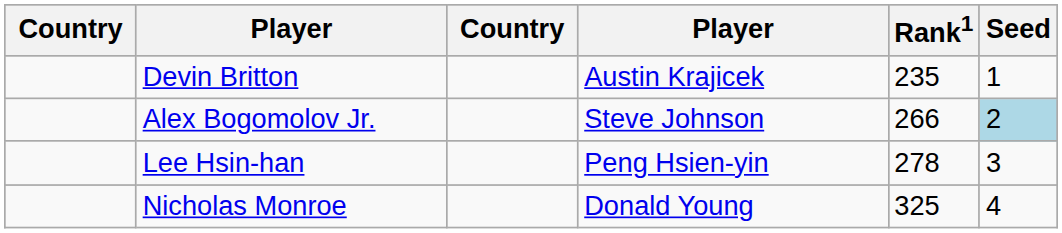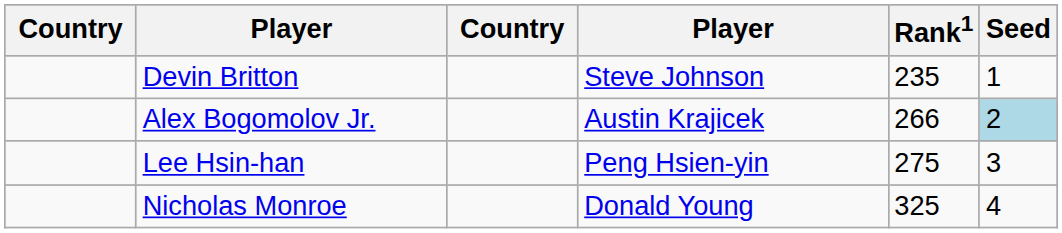(674, 76) Austin Krajicek -> (674, 76) Steve Johnson
(674, 119) Steve Johnson -> (674, 119) Austin Krajicek
(917, 162) 278 -> (917, 162) 275
